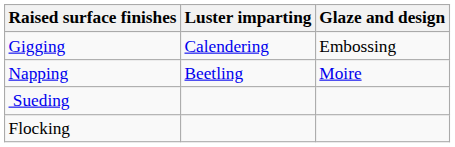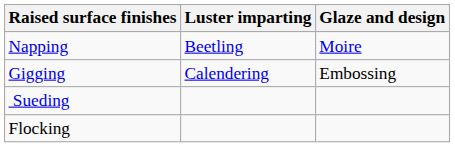rows swapped: (37, 45) <-> (38, 73)
